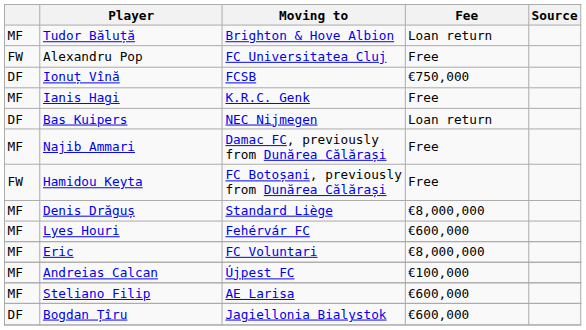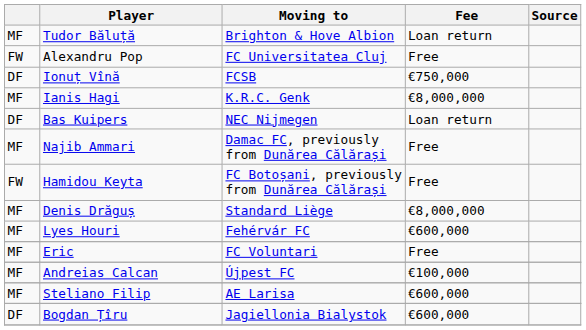(423, 98) Free -> (446, 98) €8,000,000
(446, 252) €8,000,000 -> (423, 252) Free
